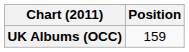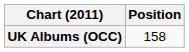(155, 36) 159 -> (155, 36) 158
